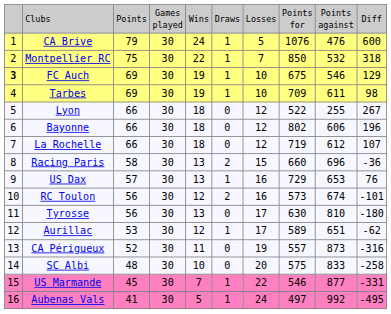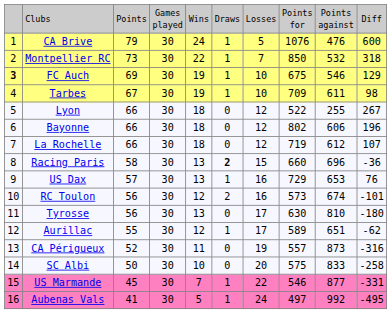(131, 59) 75 -> (131, 59) 73
(131, 93) 69 -> (131, 93) 67
(227, 162) normal -> (227, 162) bold
(131, 231) 53 -> (131, 231) 55
(131, 266) 48 -> (131, 266) 50
